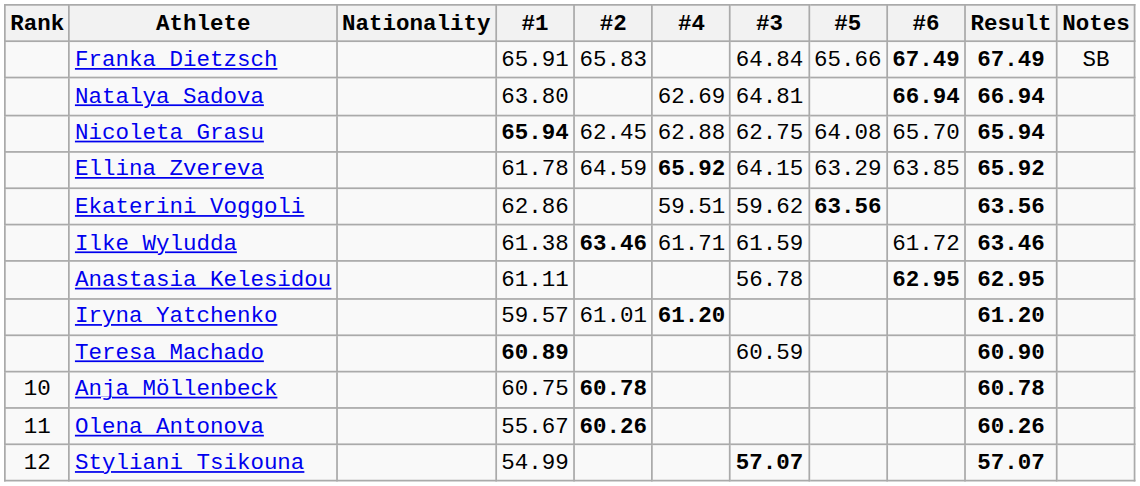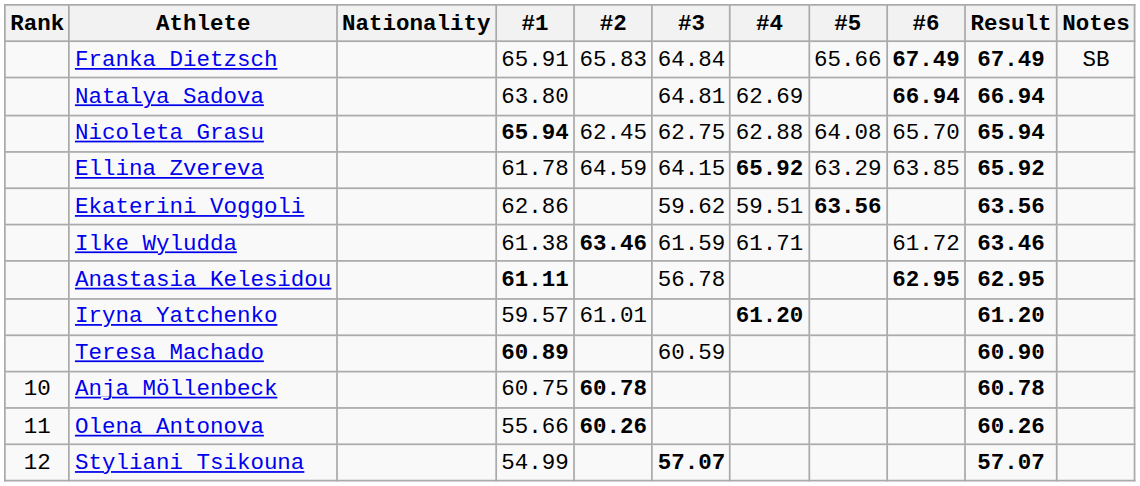columns swapped: (770, 23) <-> (691, 23)
(535, 280) normal -> (535, 280) bold
(535, 426) 55.67 -> (535, 426) 55.66
